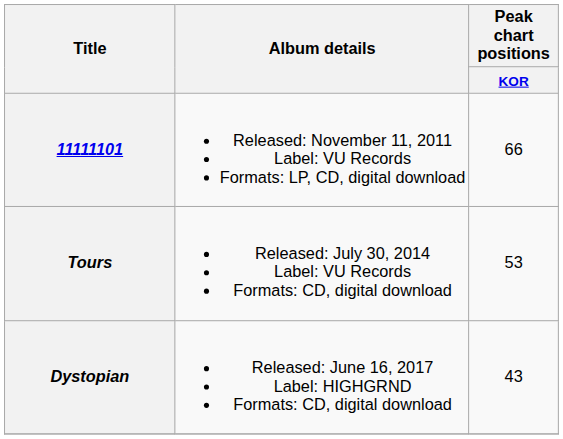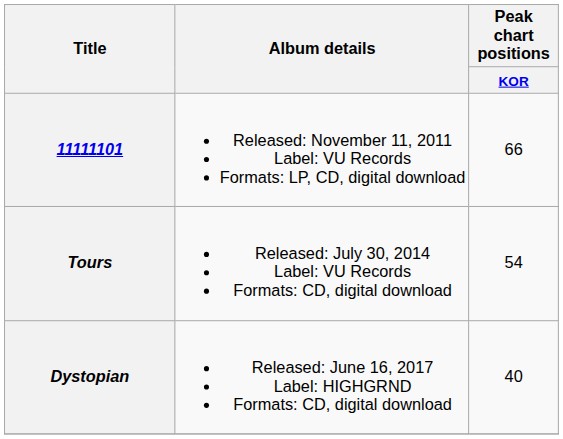(514, 263) 53 -> (514, 263) 54
(514, 376) 43 -> (514, 376) 40
